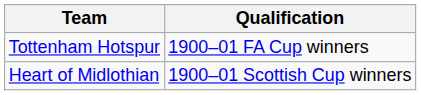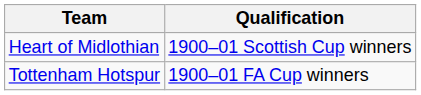rows swapped: (84, 47) <-> (84, 75)
